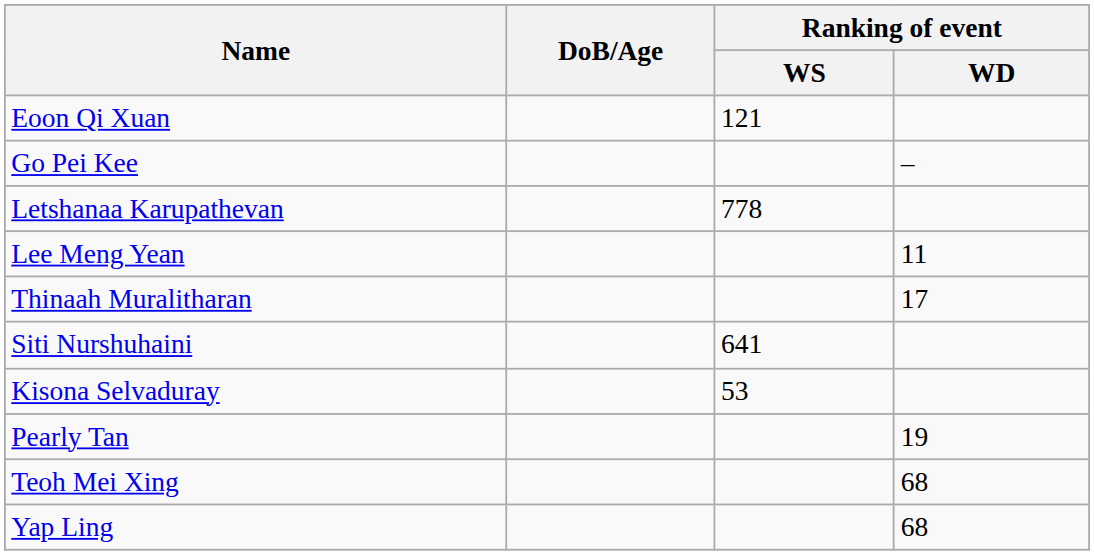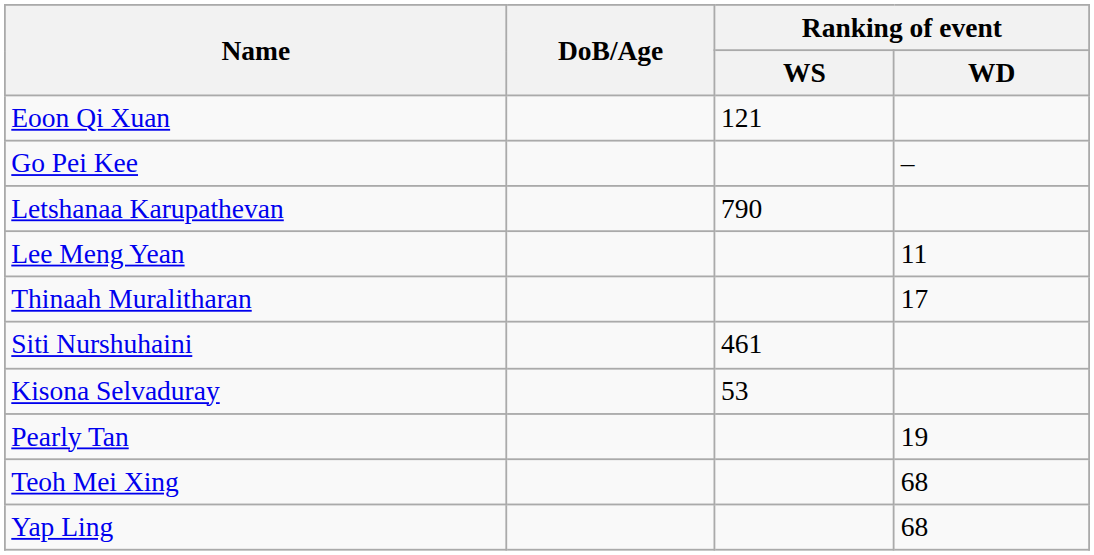(742, 208) 778 -> (742, 208) 790
(742, 344) 641 -> (742, 344) 461
